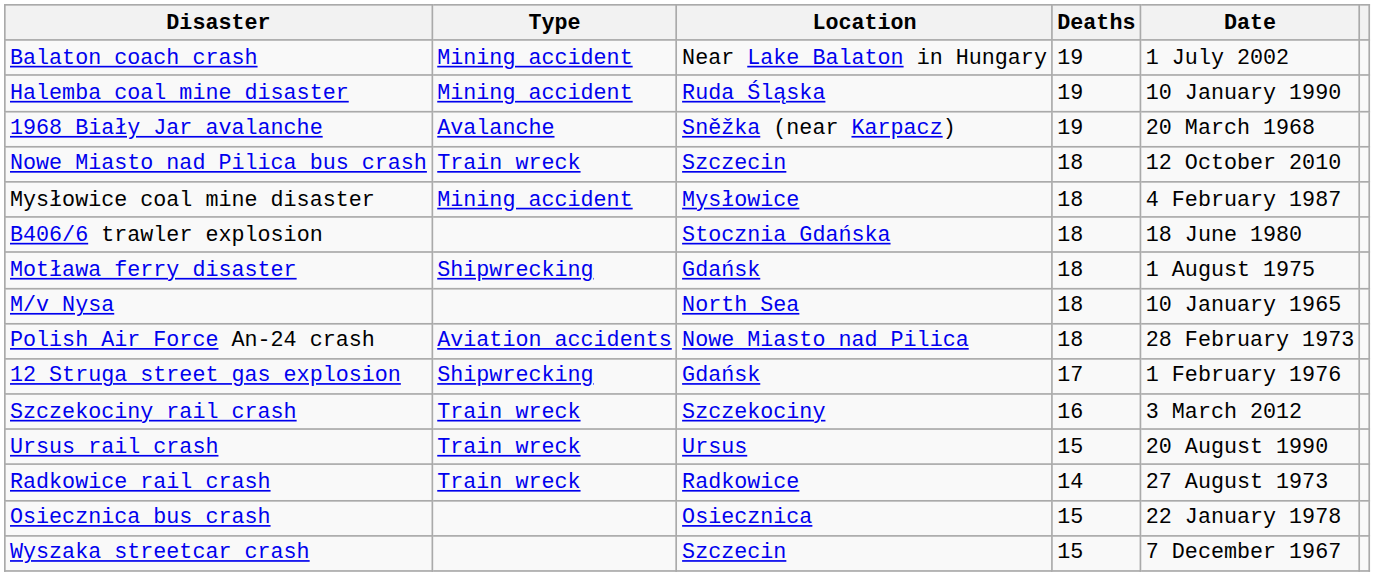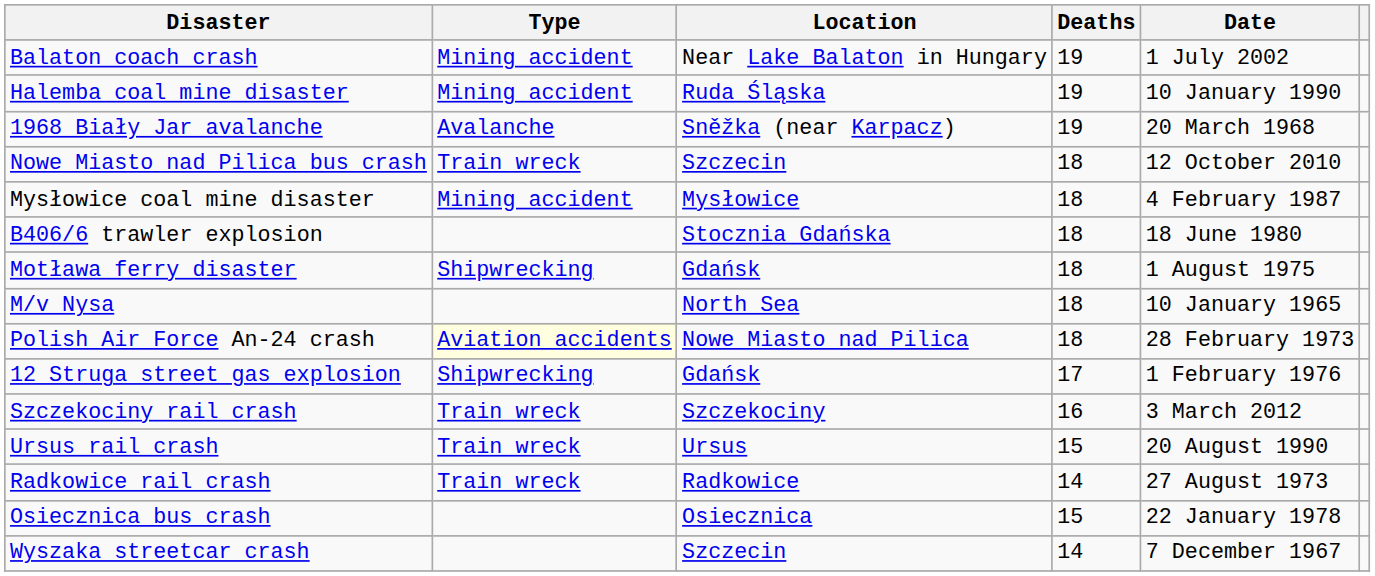(554, 341) no background -> (554, 341) lightyellow background
(1070, 553) 15 -> (1070, 553) 14
